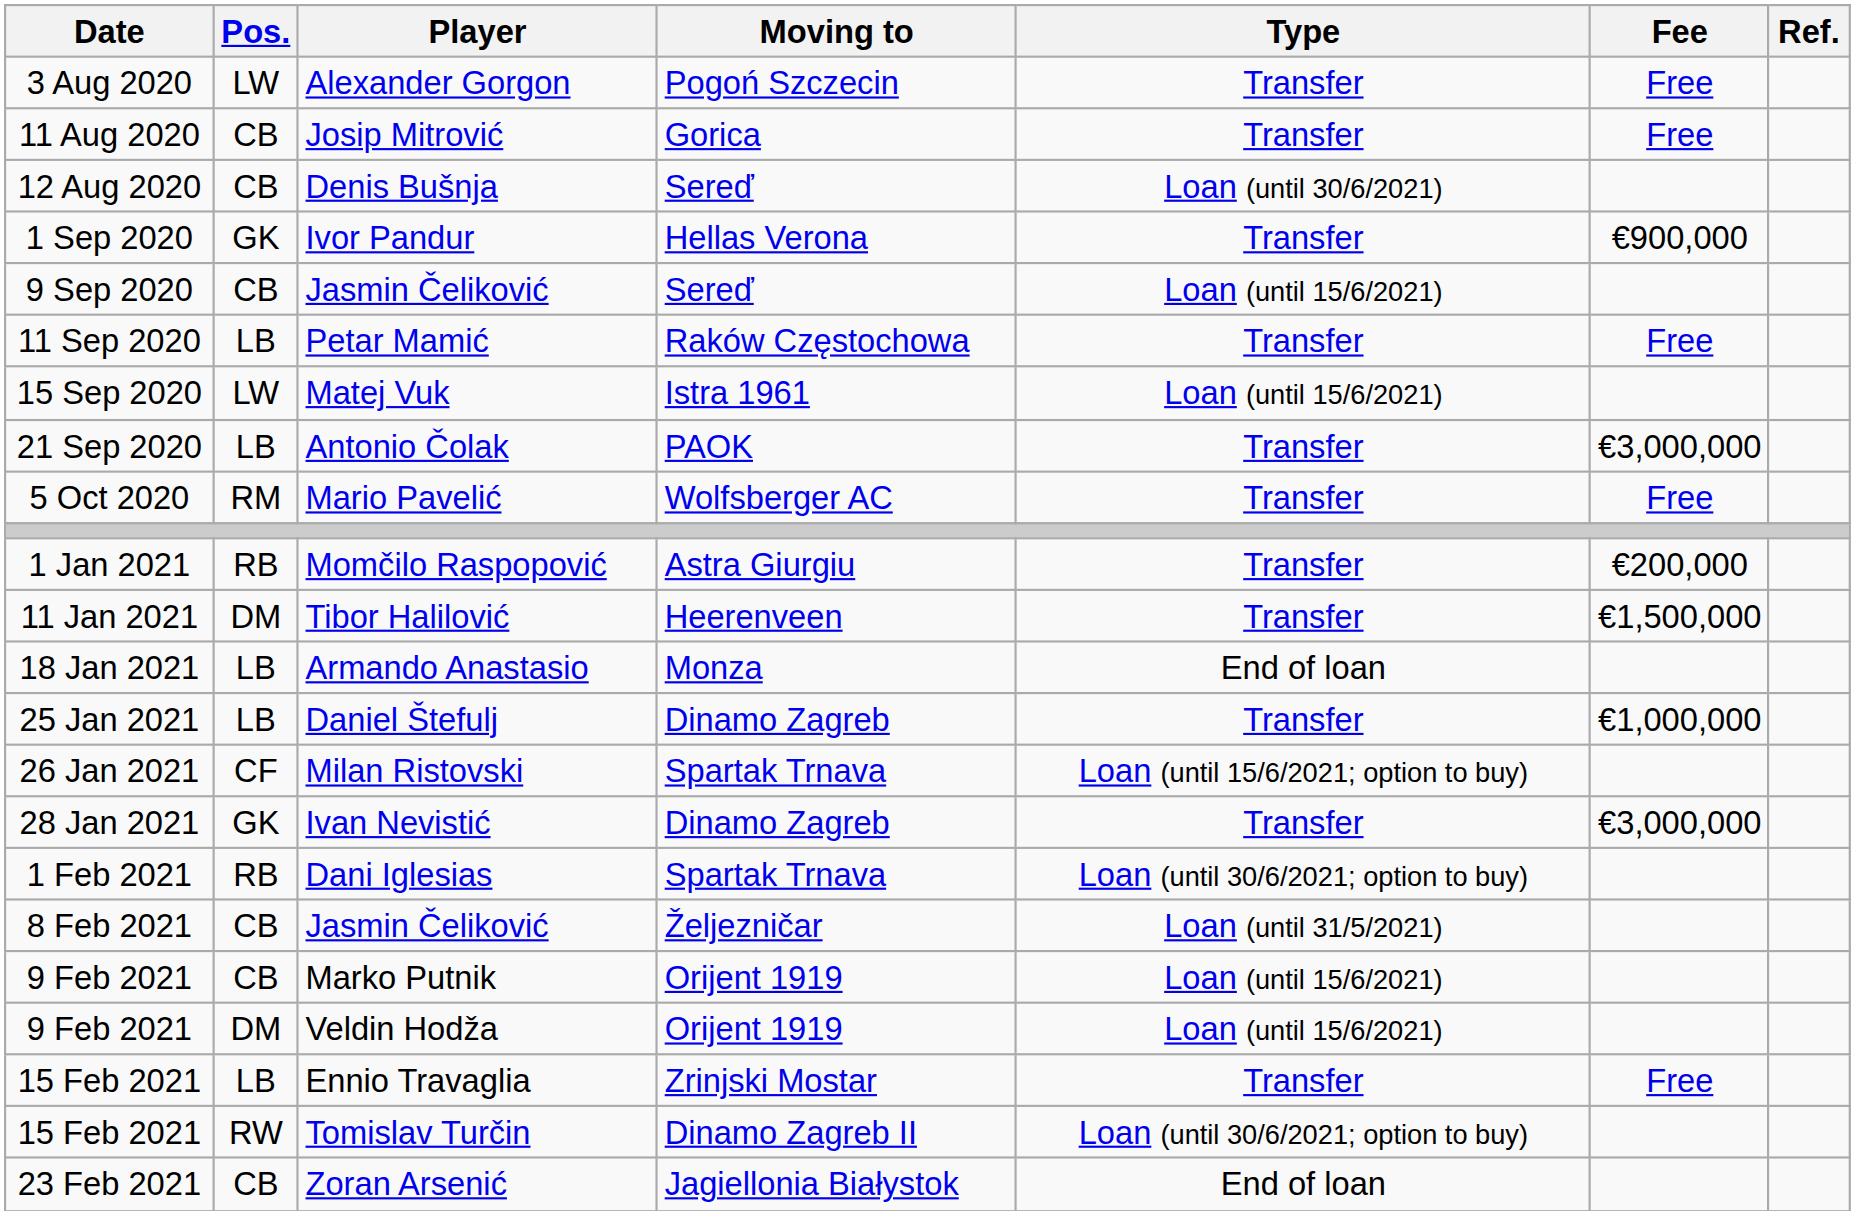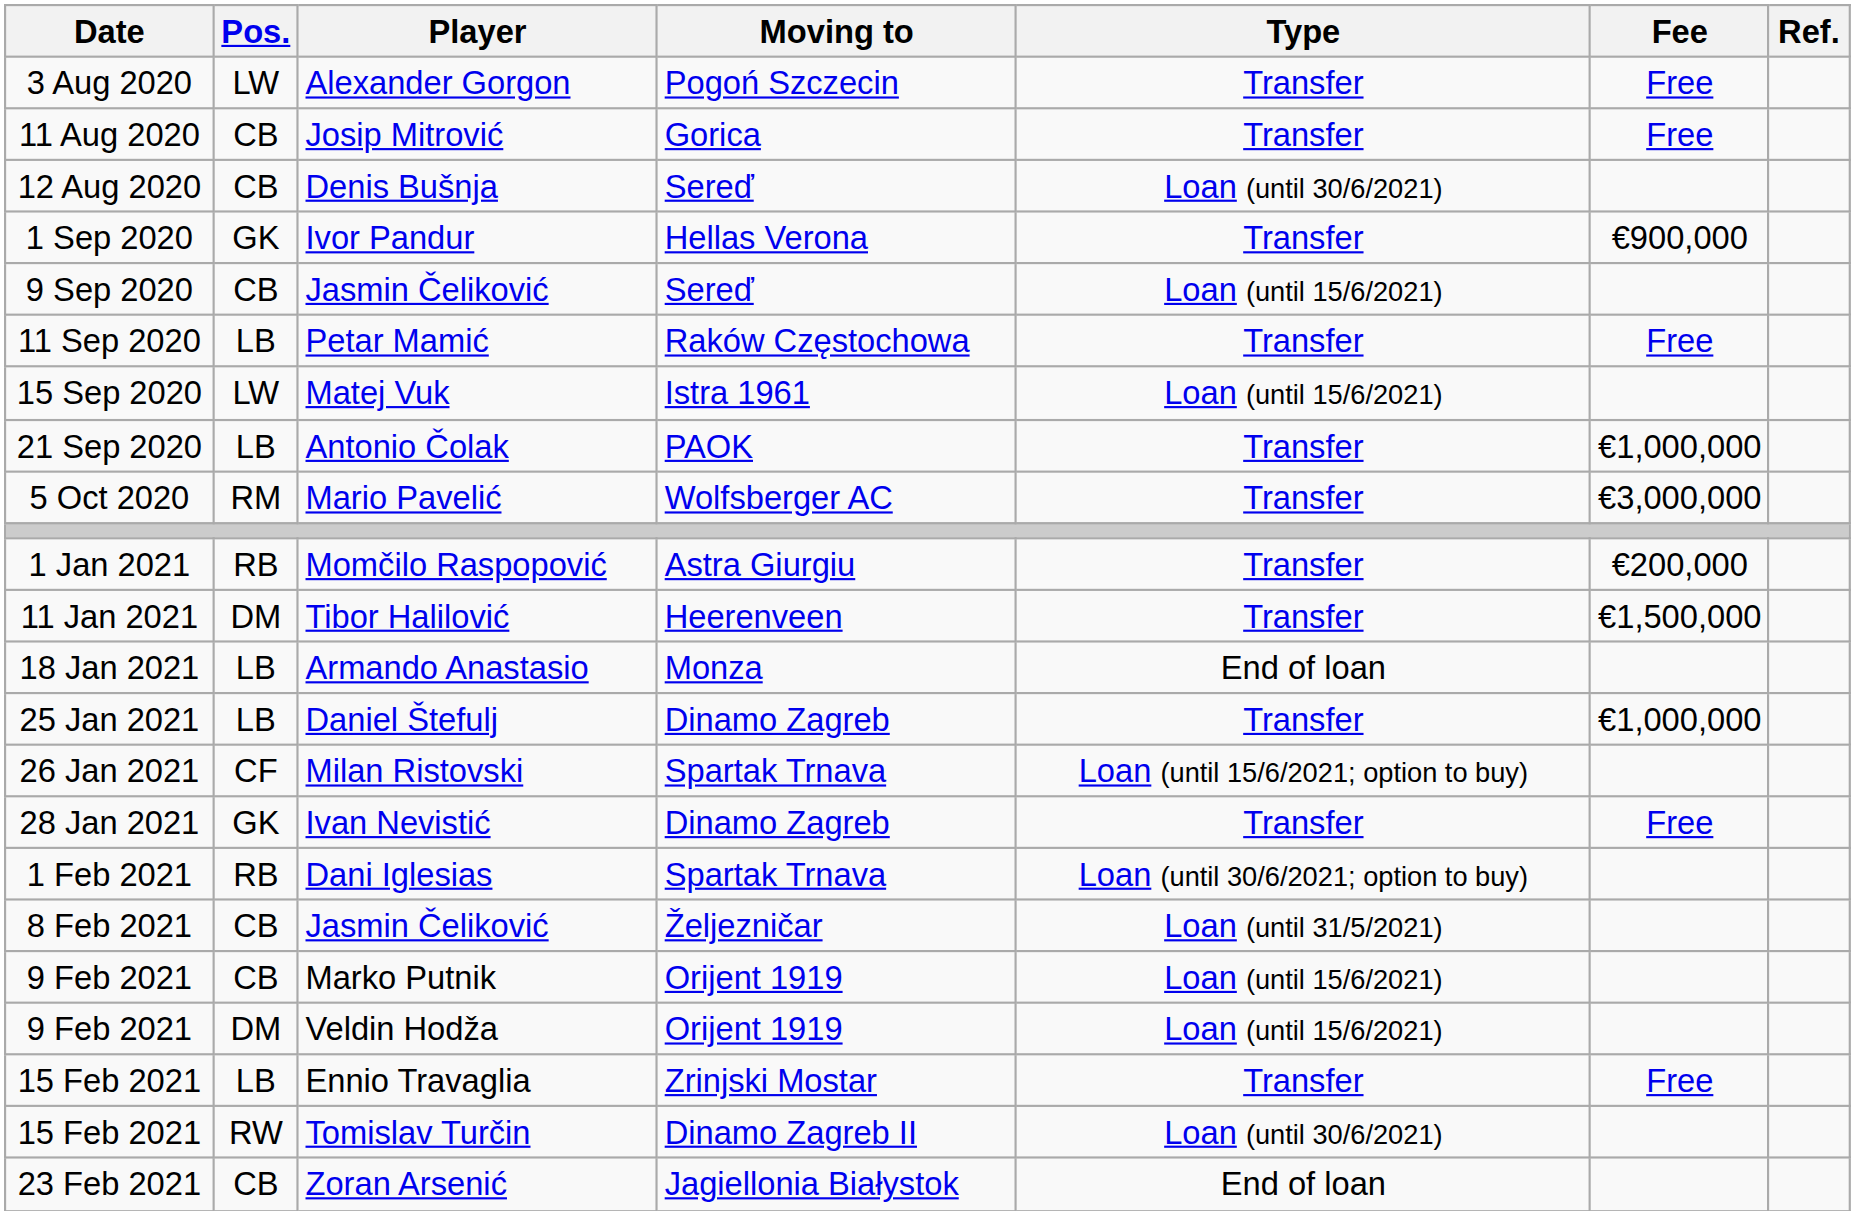(1680, 445) €3,000,000 -> (1680, 445) €1,000,000
(1680, 497) Free -> (1680, 497) €3,000,000
(1680, 822) €3,000,000 -> (1680, 822) Free
(1303, 1133) Loan (until 30/6/2021; option to buy) -> (1303, 1133) Loan (until 30/6/2021)
